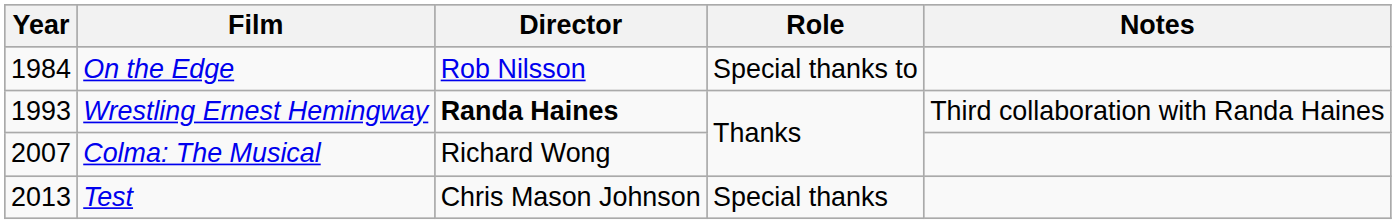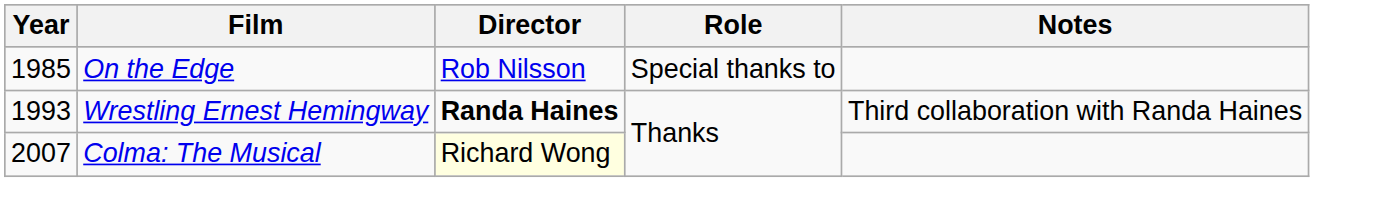(41, 68) 1984 -> (41, 68) 1985
(526, 153) no background -> (526, 153) lightyellow background
- row: (108, 196)
